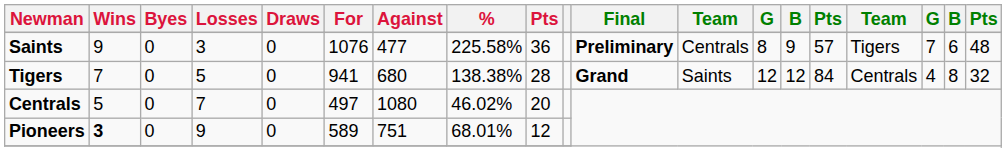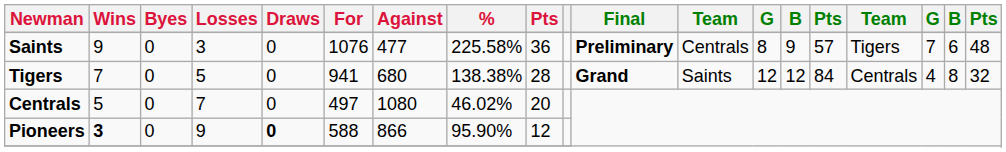(271, 132) normal -> (271, 132) bold
(344, 132) 589 -> (344, 132) 588
(392, 132) 751 -> (392, 132) 866
(482, 132) 68.01% -> (482, 132) 95.90%
